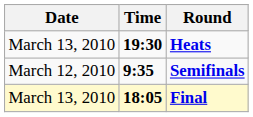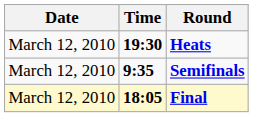(62, 44) March 13, 2010 -> (62, 44) March 12, 2010
(62, 97) March 13, 2010 -> (62, 97) March 12, 2010
